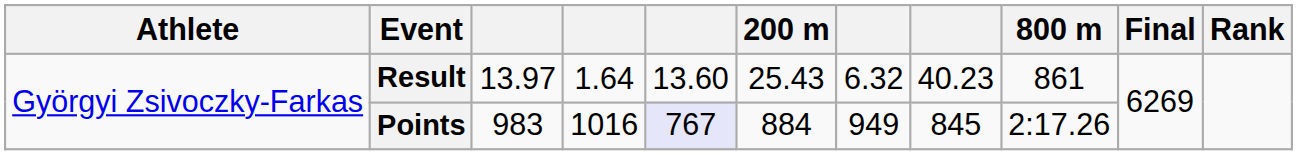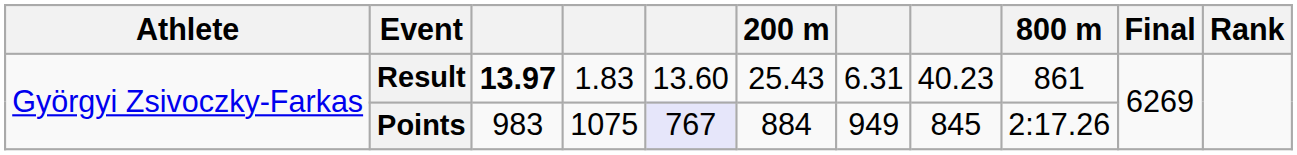(518, 78) normal -> (518, 78) bold
(604, 78) 1.64 -> (604, 78) 1.83
(874, 78) 6.32 -> (874, 78) 6.31
(604, 126) 1016 -> (604, 126) 1075
